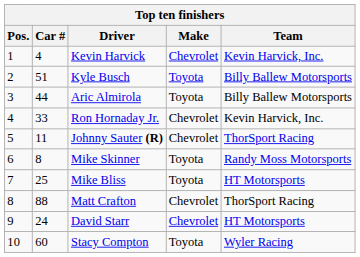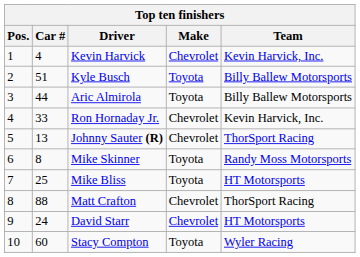(41, 139) 11 -> (41, 139) 13
